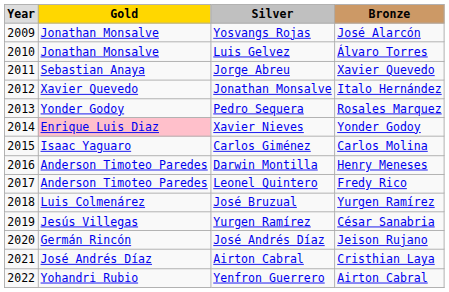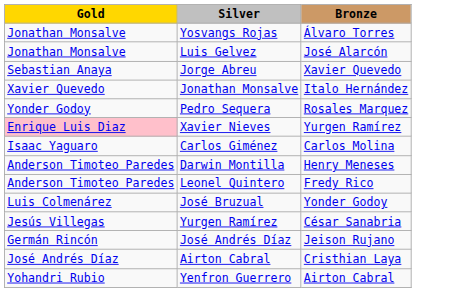- column: (21, 14)
(379, 33) José Alarcón -> (349, 33) Álvaro Torres
(382, 52) Álvaro Torres -> (346, 52) José Alarcón
(379, 127) Yonder Godoy -> (353, 127) Yurgen Ramírez
(386, 202) Yurgen Ramírez -> (346, 202) Yonder Godoy
